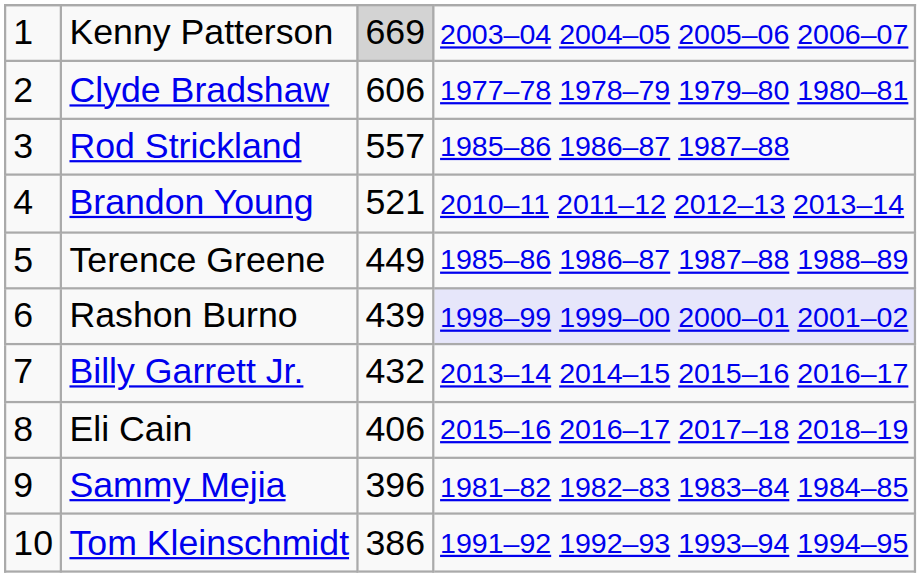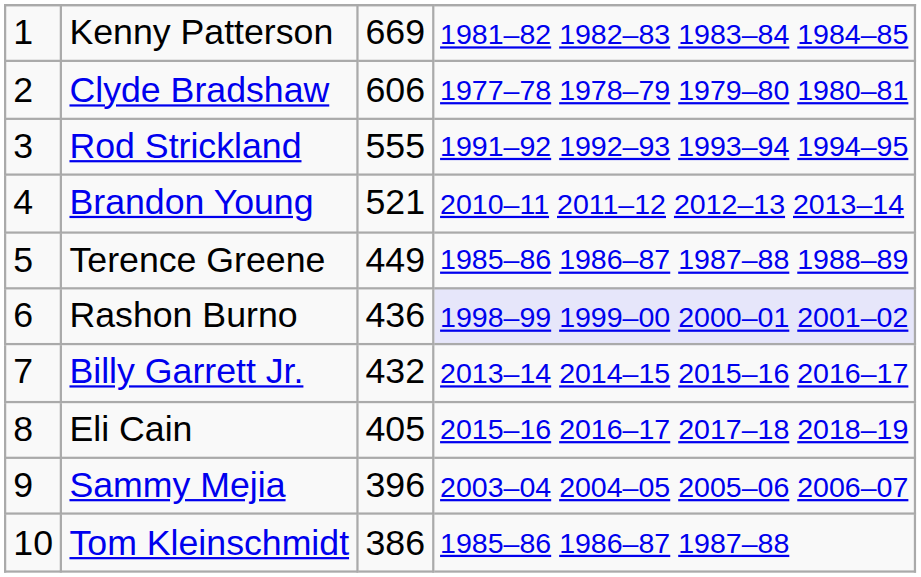(395, 32) lightgrey background -> (395, 32) no background
(674, 33) 2003–04 2004–05 2005–06 2006–07 -> (674, 33) 1981–82 1982–83 1983–84 1984–85
(395, 145) 557 -> (395, 145) 555
(615, 147) 1985–86 1986–87 1987–88 -> (674, 147) 1991–92 1992–93 1993–94 1994–95
(395, 315) 439 -> (395, 315) 436
(395, 428) 406 -> (395, 428) 405
(674, 486) 1981–82 1982–83 1983–84 1984–85 -> (674, 486) 2003–04 2004–05 2005–06 2006–07
(674, 543) 1991–92 1992–93 1993–94 1994–95 -> (615, 543) 1985–86 1986–87 1987–88
